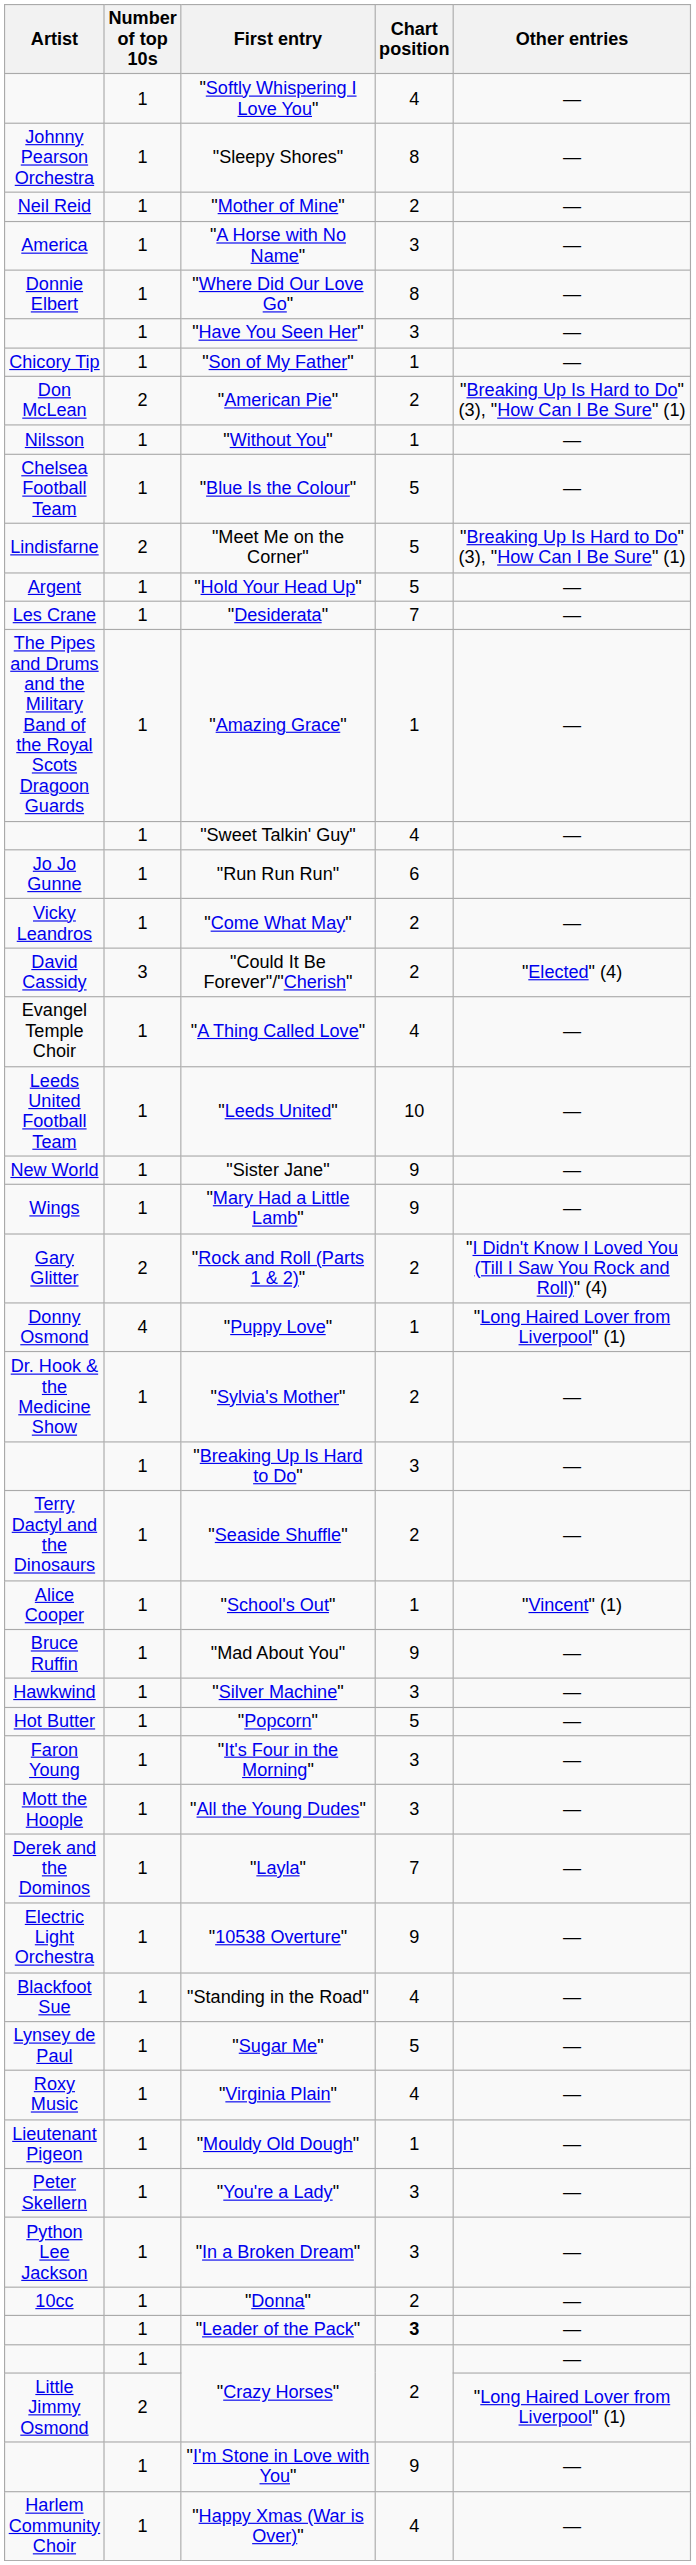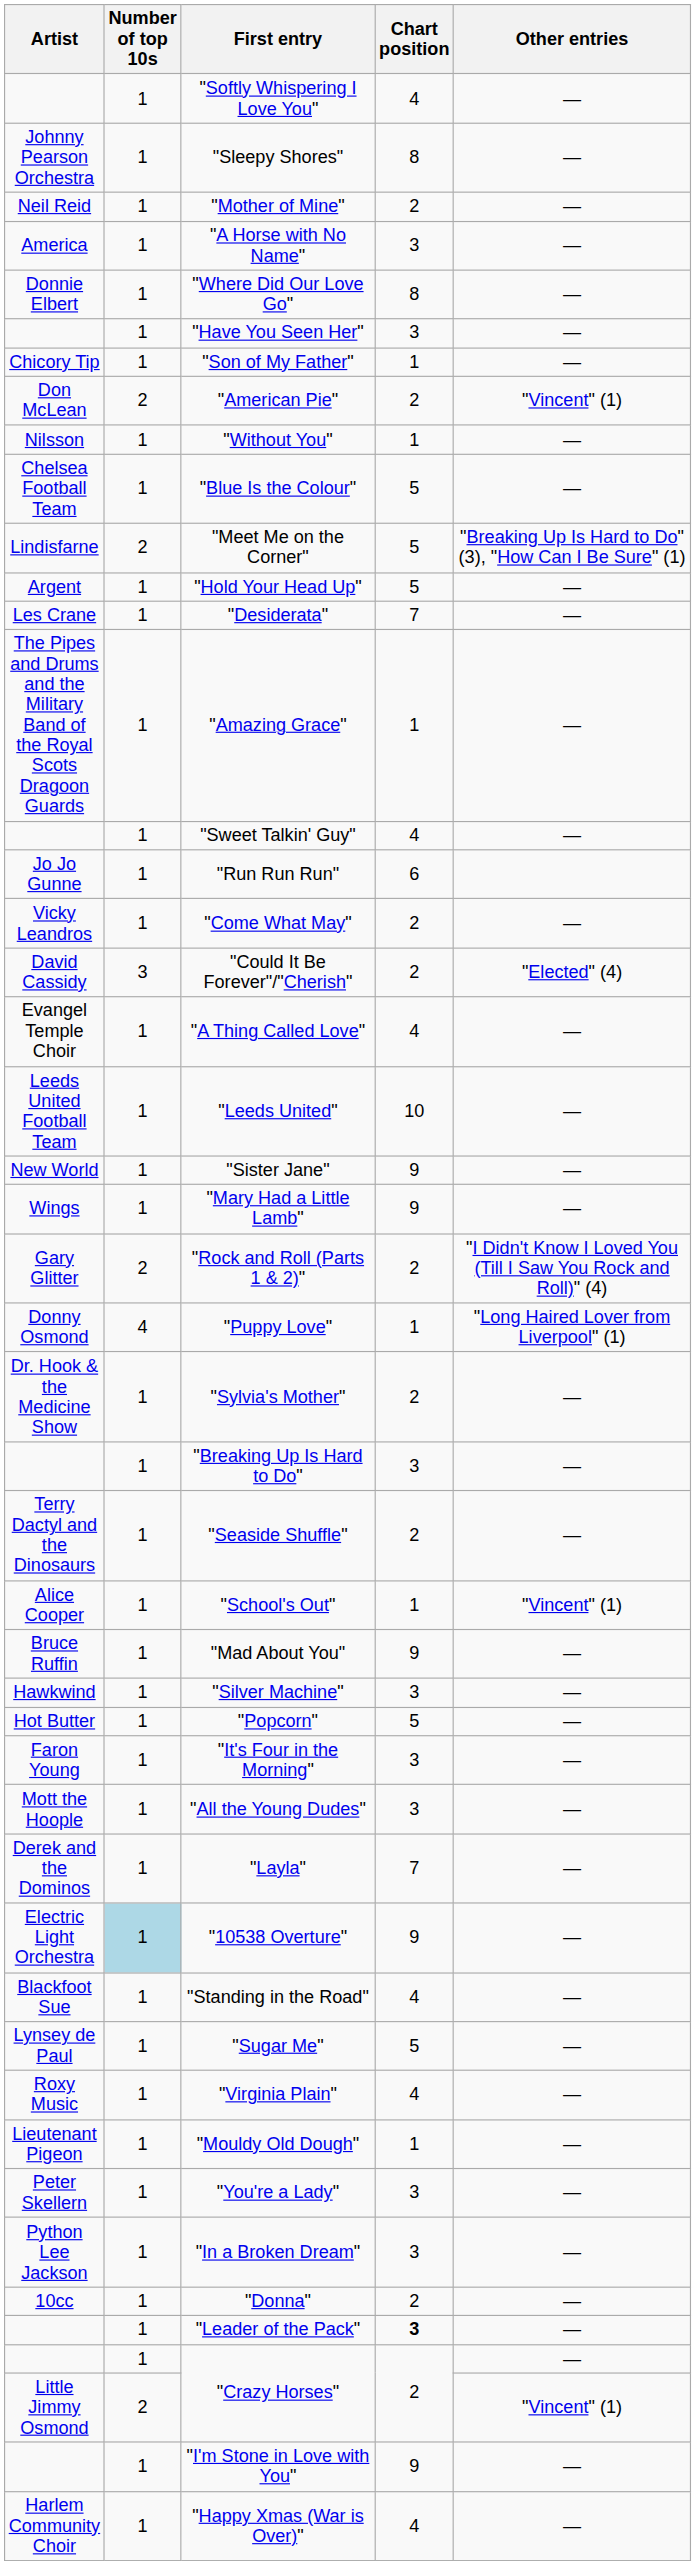(572, 400) "Breaking Up Is Hard to Do" (3), "How Can I Be Sure" (1) -> (572, 400) "Vincent" (1)
(143, 1937) no background -> (143, 1937) lightblue background
(572, 2407) "Long Haired Lover from Liverpool" (1) -> (572, 2407) "Vincent" (1)
